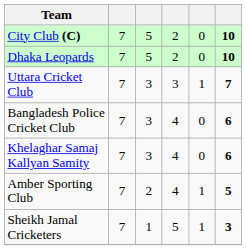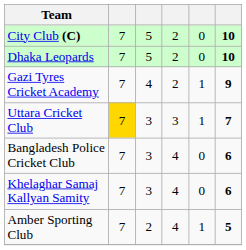+ row: (53, 84)
(122, 84) no background -> (122, 120) gold background
- row: (43, 226)
